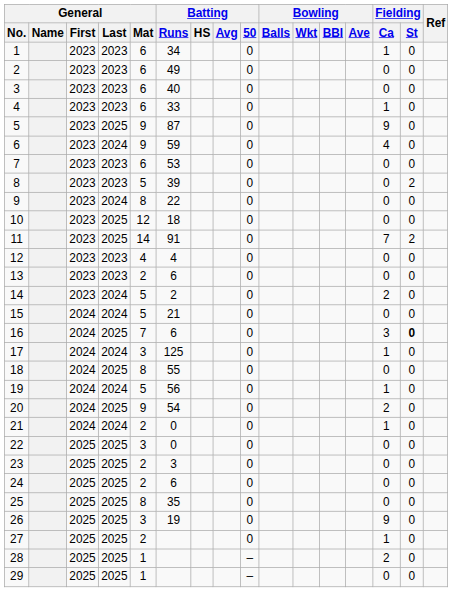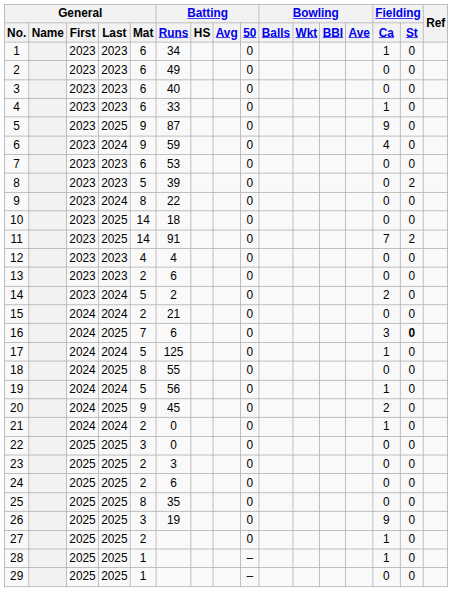(143, 220) 12 -> (143, 220) 14
(143, 314) 5 -> (143, 314) 2
(143, 351) 3 -> (143, 351) 5
(174, 408) 54 -> (174, 408) 45
(386, 558) 2 -> (386, 558) 1
